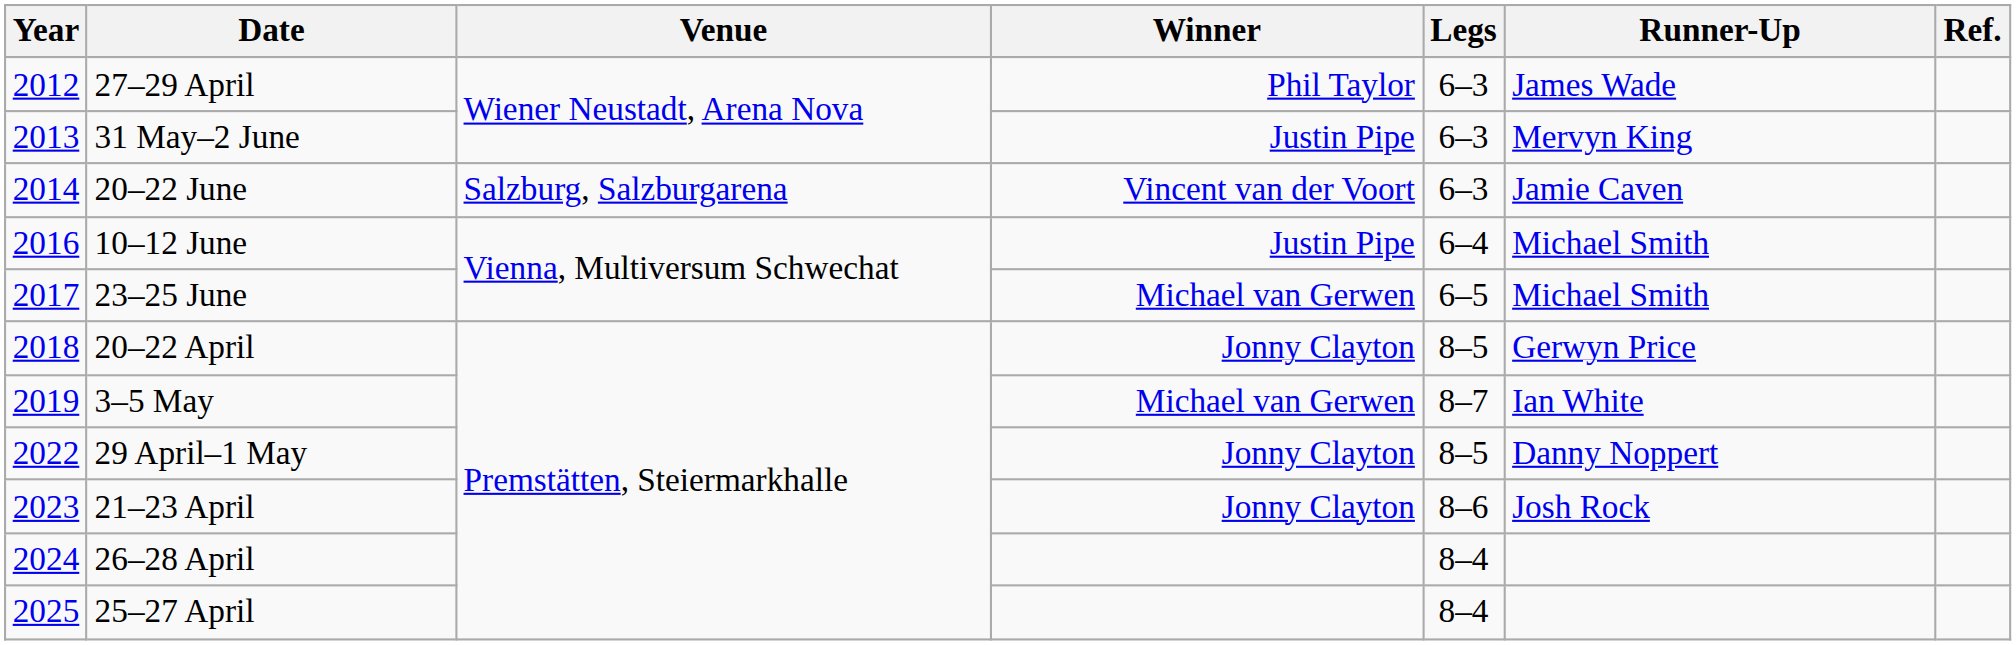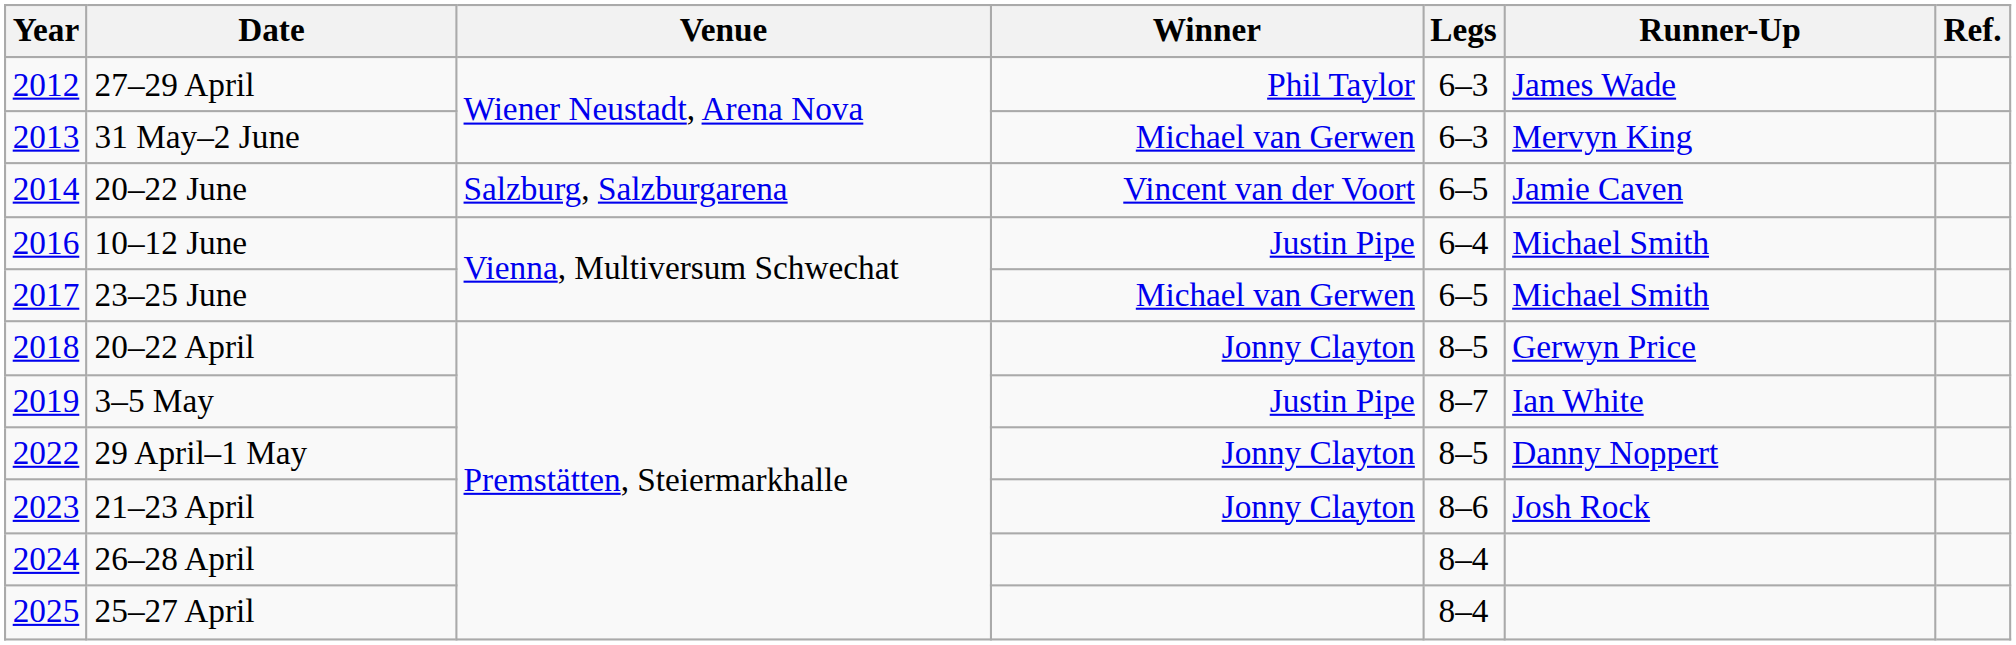(1342, 136) Justin Pipe -> (1275, 136) Michael van Gerwen
(1464, 189) 6–3 -> (1464, 189) 6–5
(1275, 400) Michael van Gerwen -> (1342, 400) Justin Pipe
